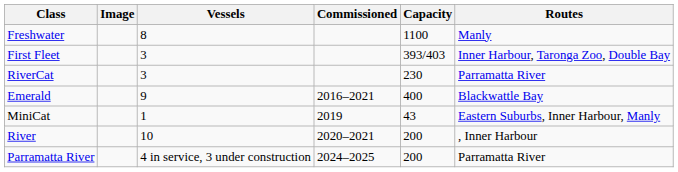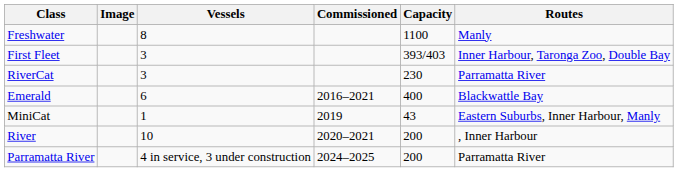(144, 95) 9 -> (144, 95) 6
